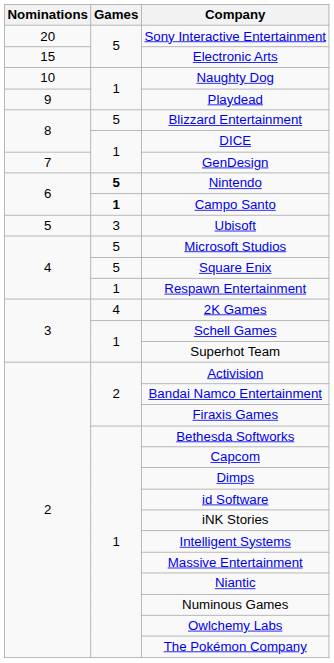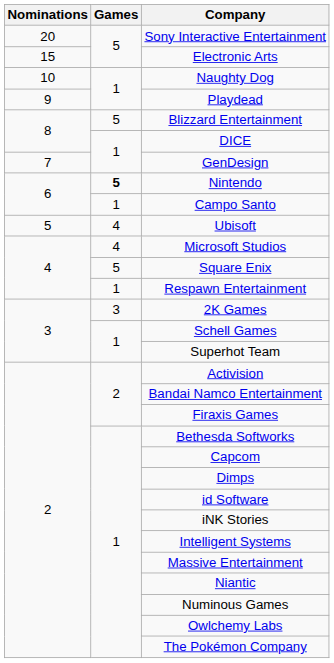(116, 204) bold -> (116, 204) normal
(116, 225) 3 -> (116, 225) 4
(116, 246) 5 -> (116, 246) 4
(116, 309) 4 -> (116, 309) 3
